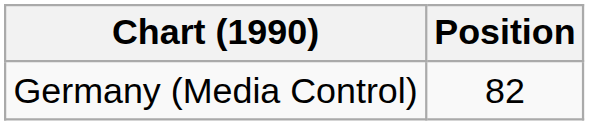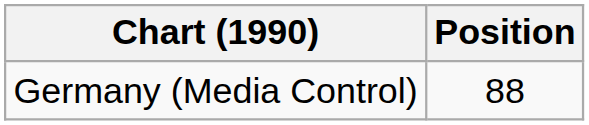(505, 89) 82 -> (505, 89) 88
